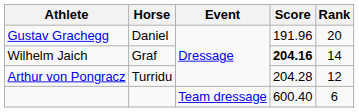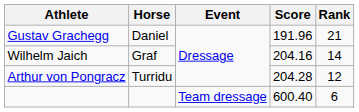(334, 36) 20 -> (334, 36) 21
(293, 56) bold -> (293, 56) normal
